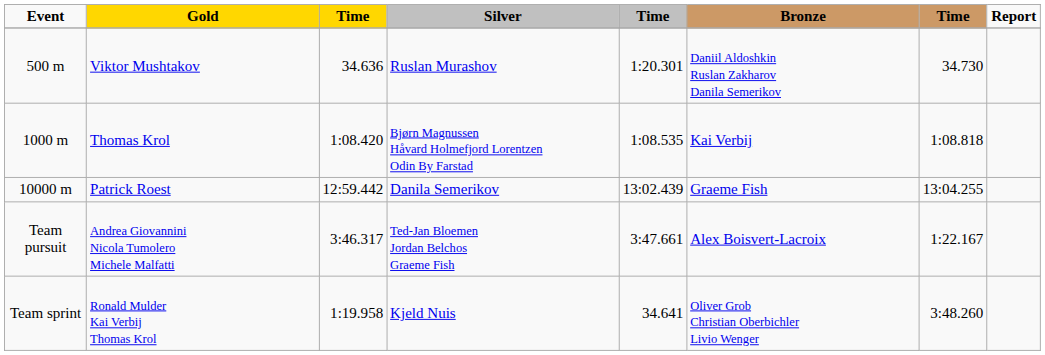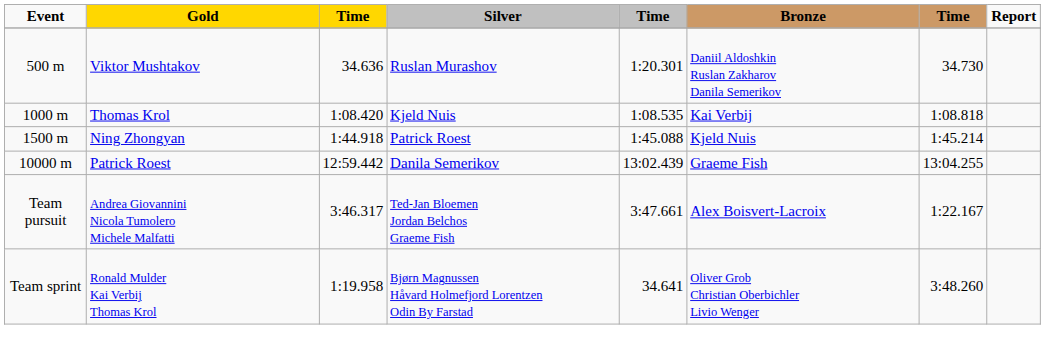(466, 149) Bjørn Magnussen Håvard Holmefjord Lorentzen Odin By Farstad -> (423, 114) Kjeld Nuis
+ row: (137, 138)
(423, 313) Kjeld Nuis -> (466, 295) Bjørn Magnussen Håvard Holmefjord Lorentzen Odin By Farstad
